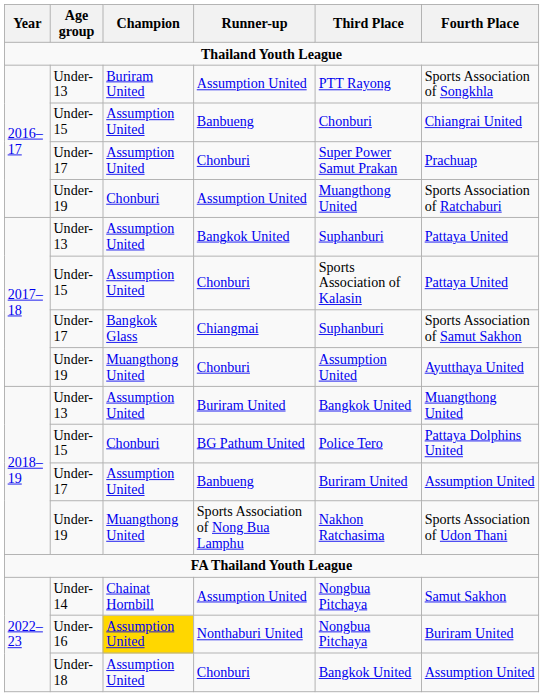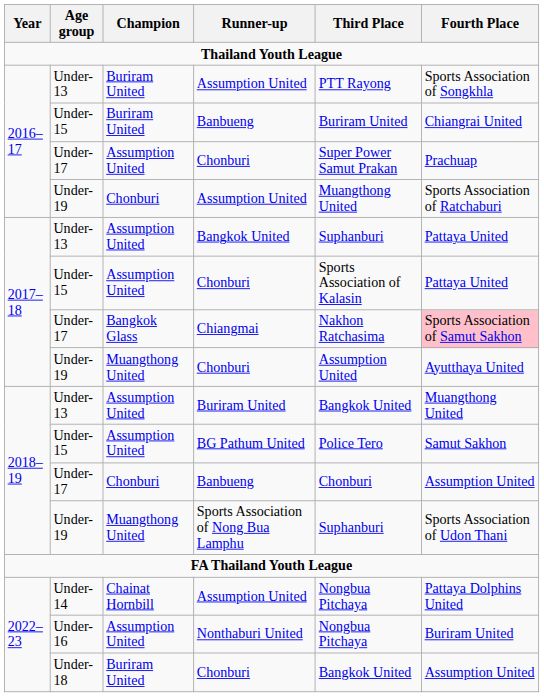(140, 122) Assumption United -> (130, 122) Buriram United
(345, 122) Chonburi -> (363, 122) Buriram United
(351, 328) Suphanburi -> (352, 328) Nakhon Ratchasima
(477, 328) no background -> (477, 328) pink background
(133, 443) Chonburi -> (140, 443) Assumption United
(473, 443) Pattaya Dolphins United -> (466, 443) Samut Sakhon
(140, 481) Assumption United -> (133, 481) Chonburi
(363, 481) Buriram United -> (345, 481) Chonburi
(352, 527) Nakhon Ratchasima -> (351, 527) Suphanburi
(466, 596) Samut Sakhon -> (473, 596) Pattaya Dolphins United
(140, 634) gold background -> (140, 634) no background
(140, 672) Assumption United -> (130, 672) Buriram United
